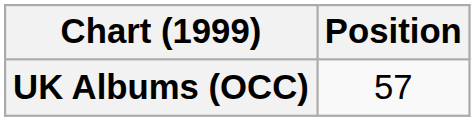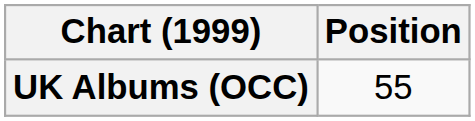(393, 87) 57 -> (393, 87) 55
